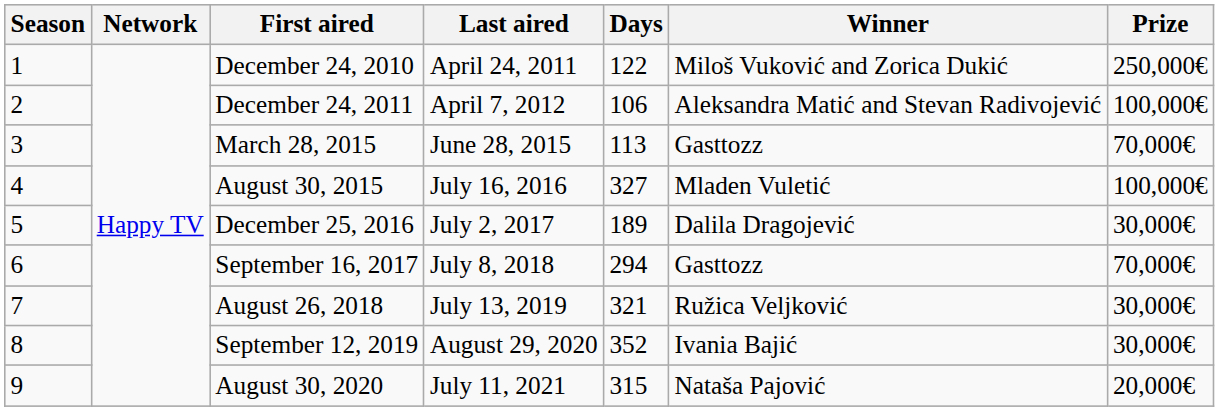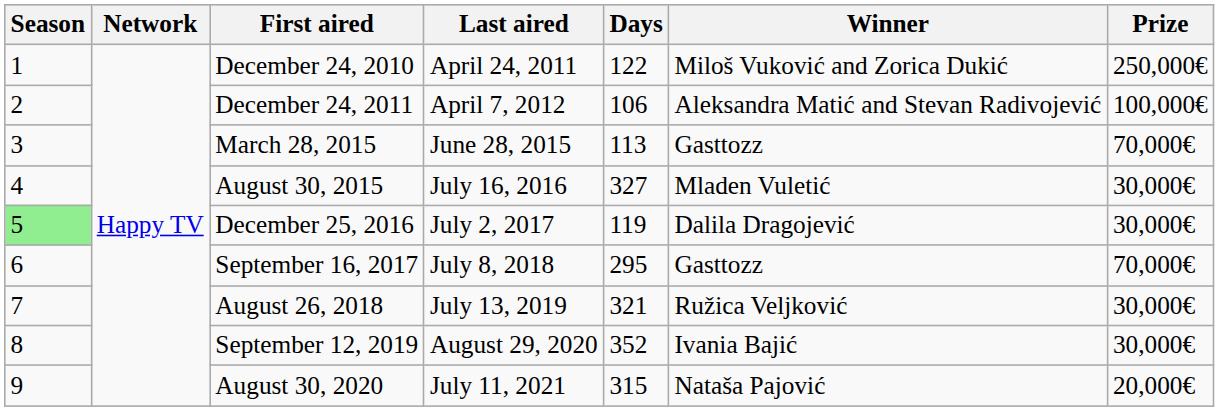(1160, 184) 100,000€ -> (1154, 184) 30,000€
(17, 225) no background -> (17, 225) lightgreen background
(628, 225) 189 -> (628, 225) 119
(628, 265) 294 -> (628, 265) 295
